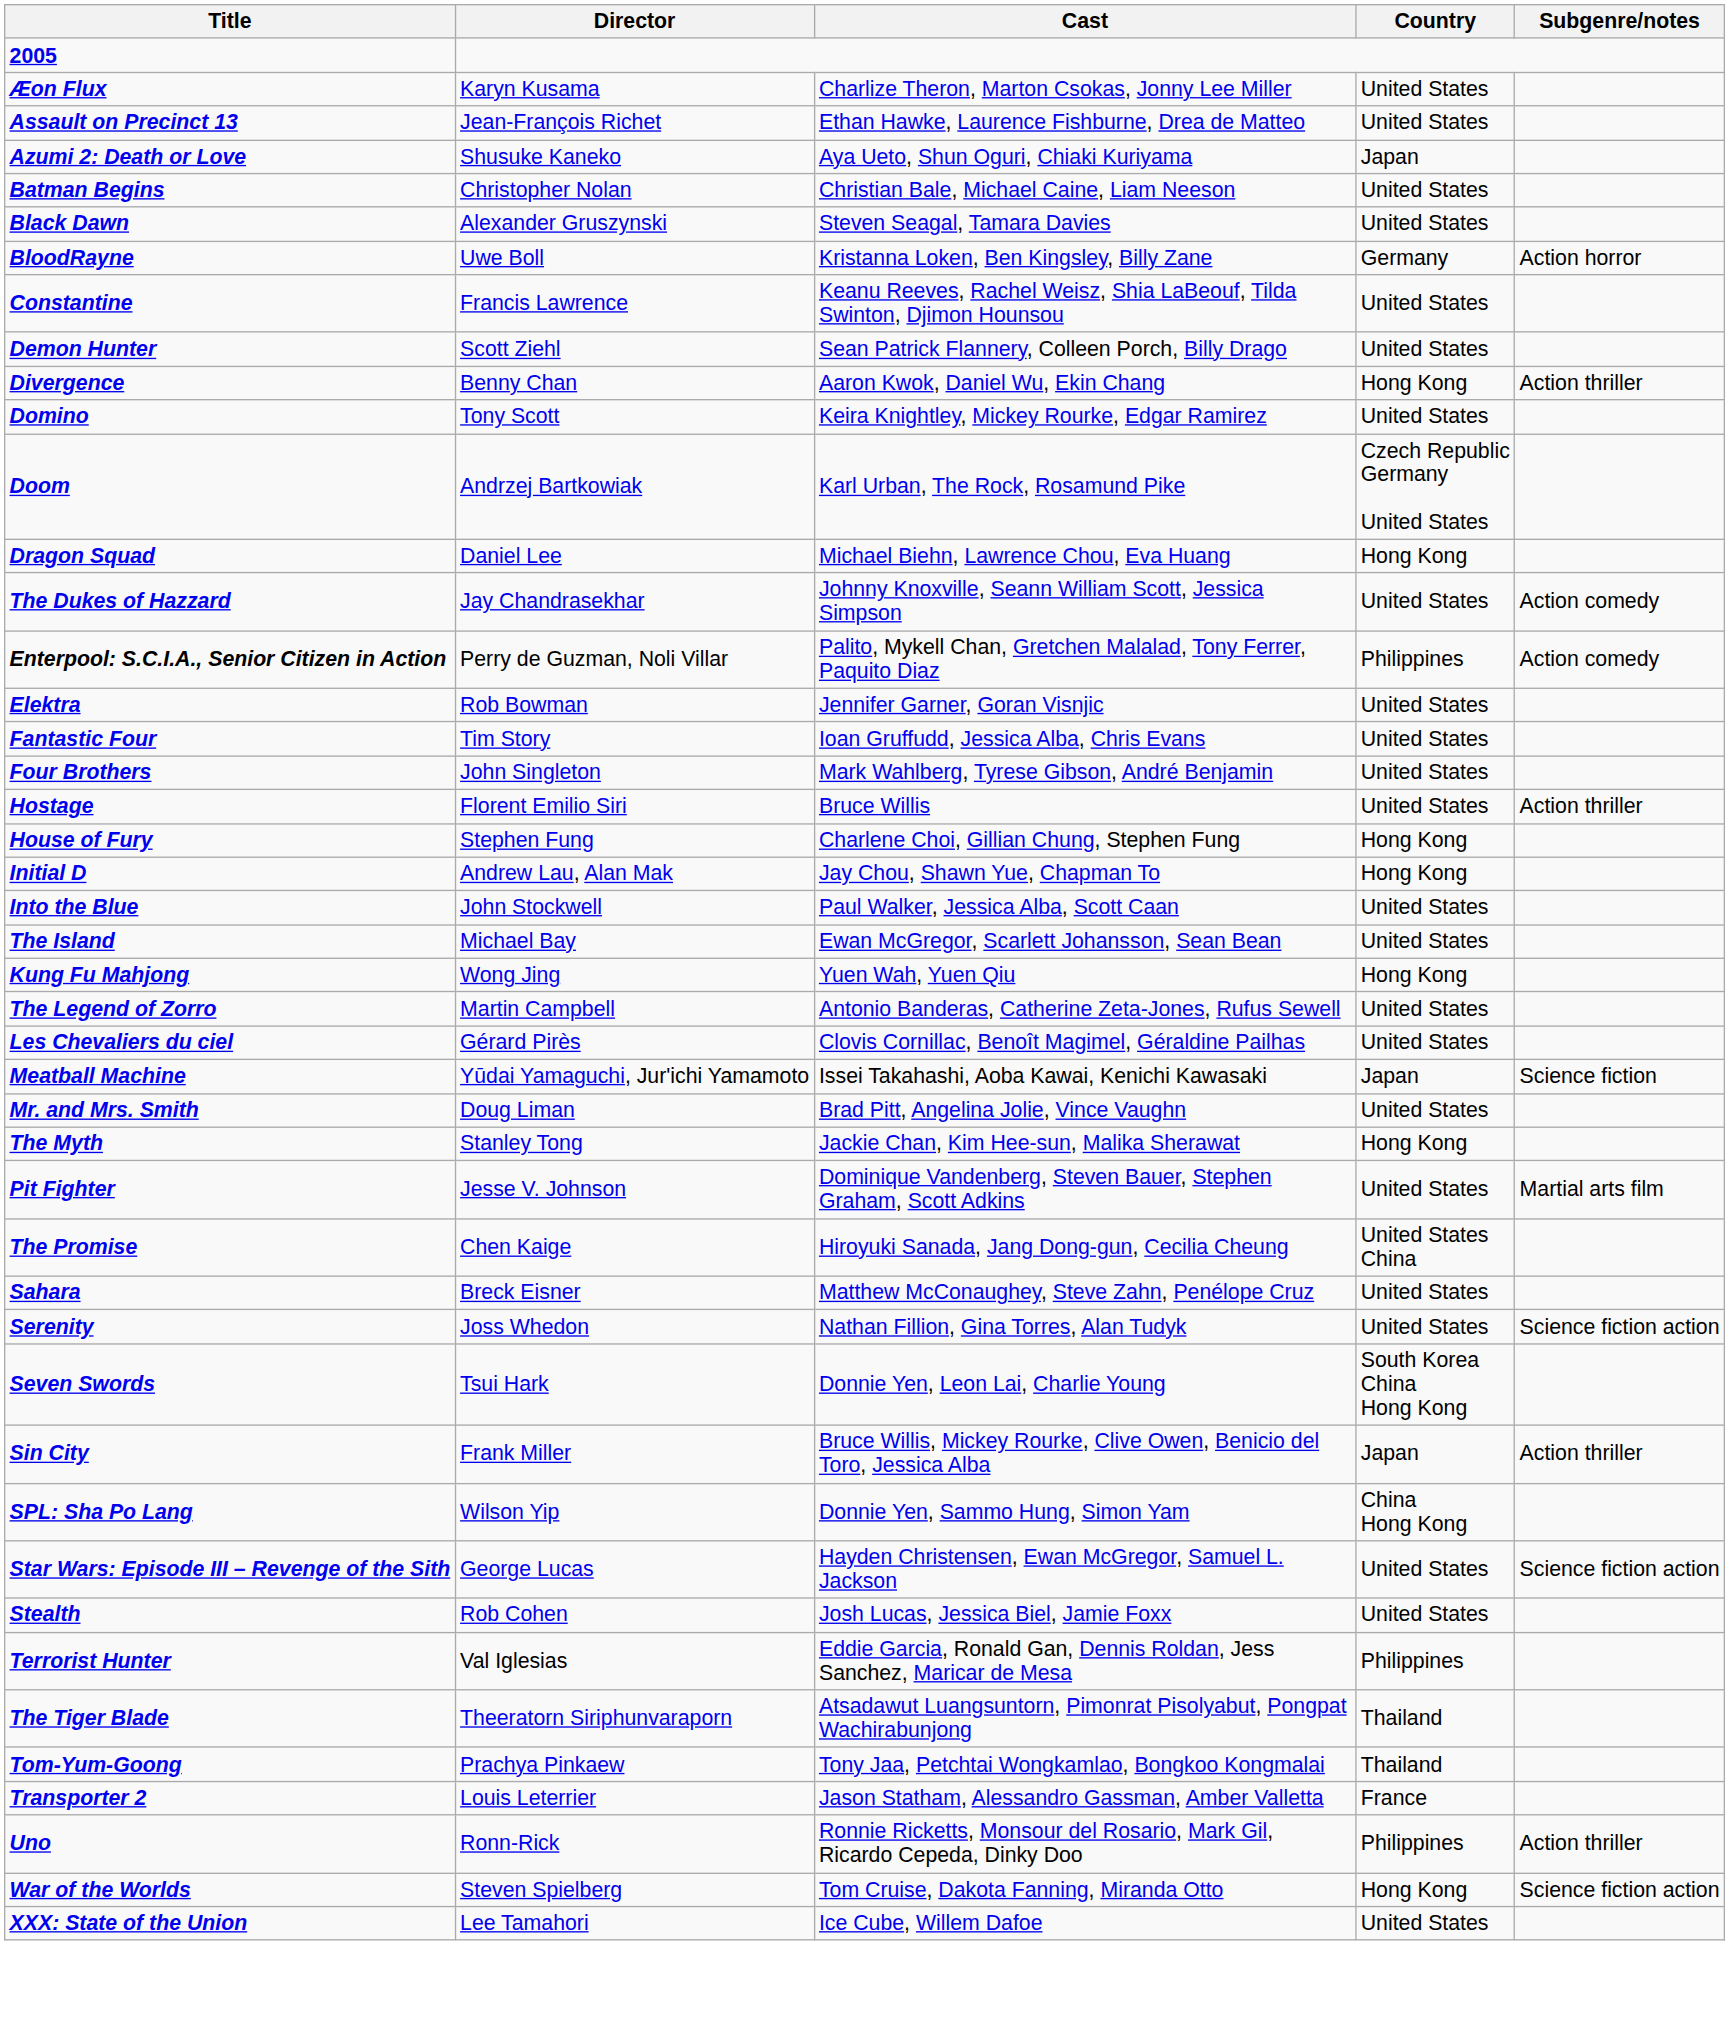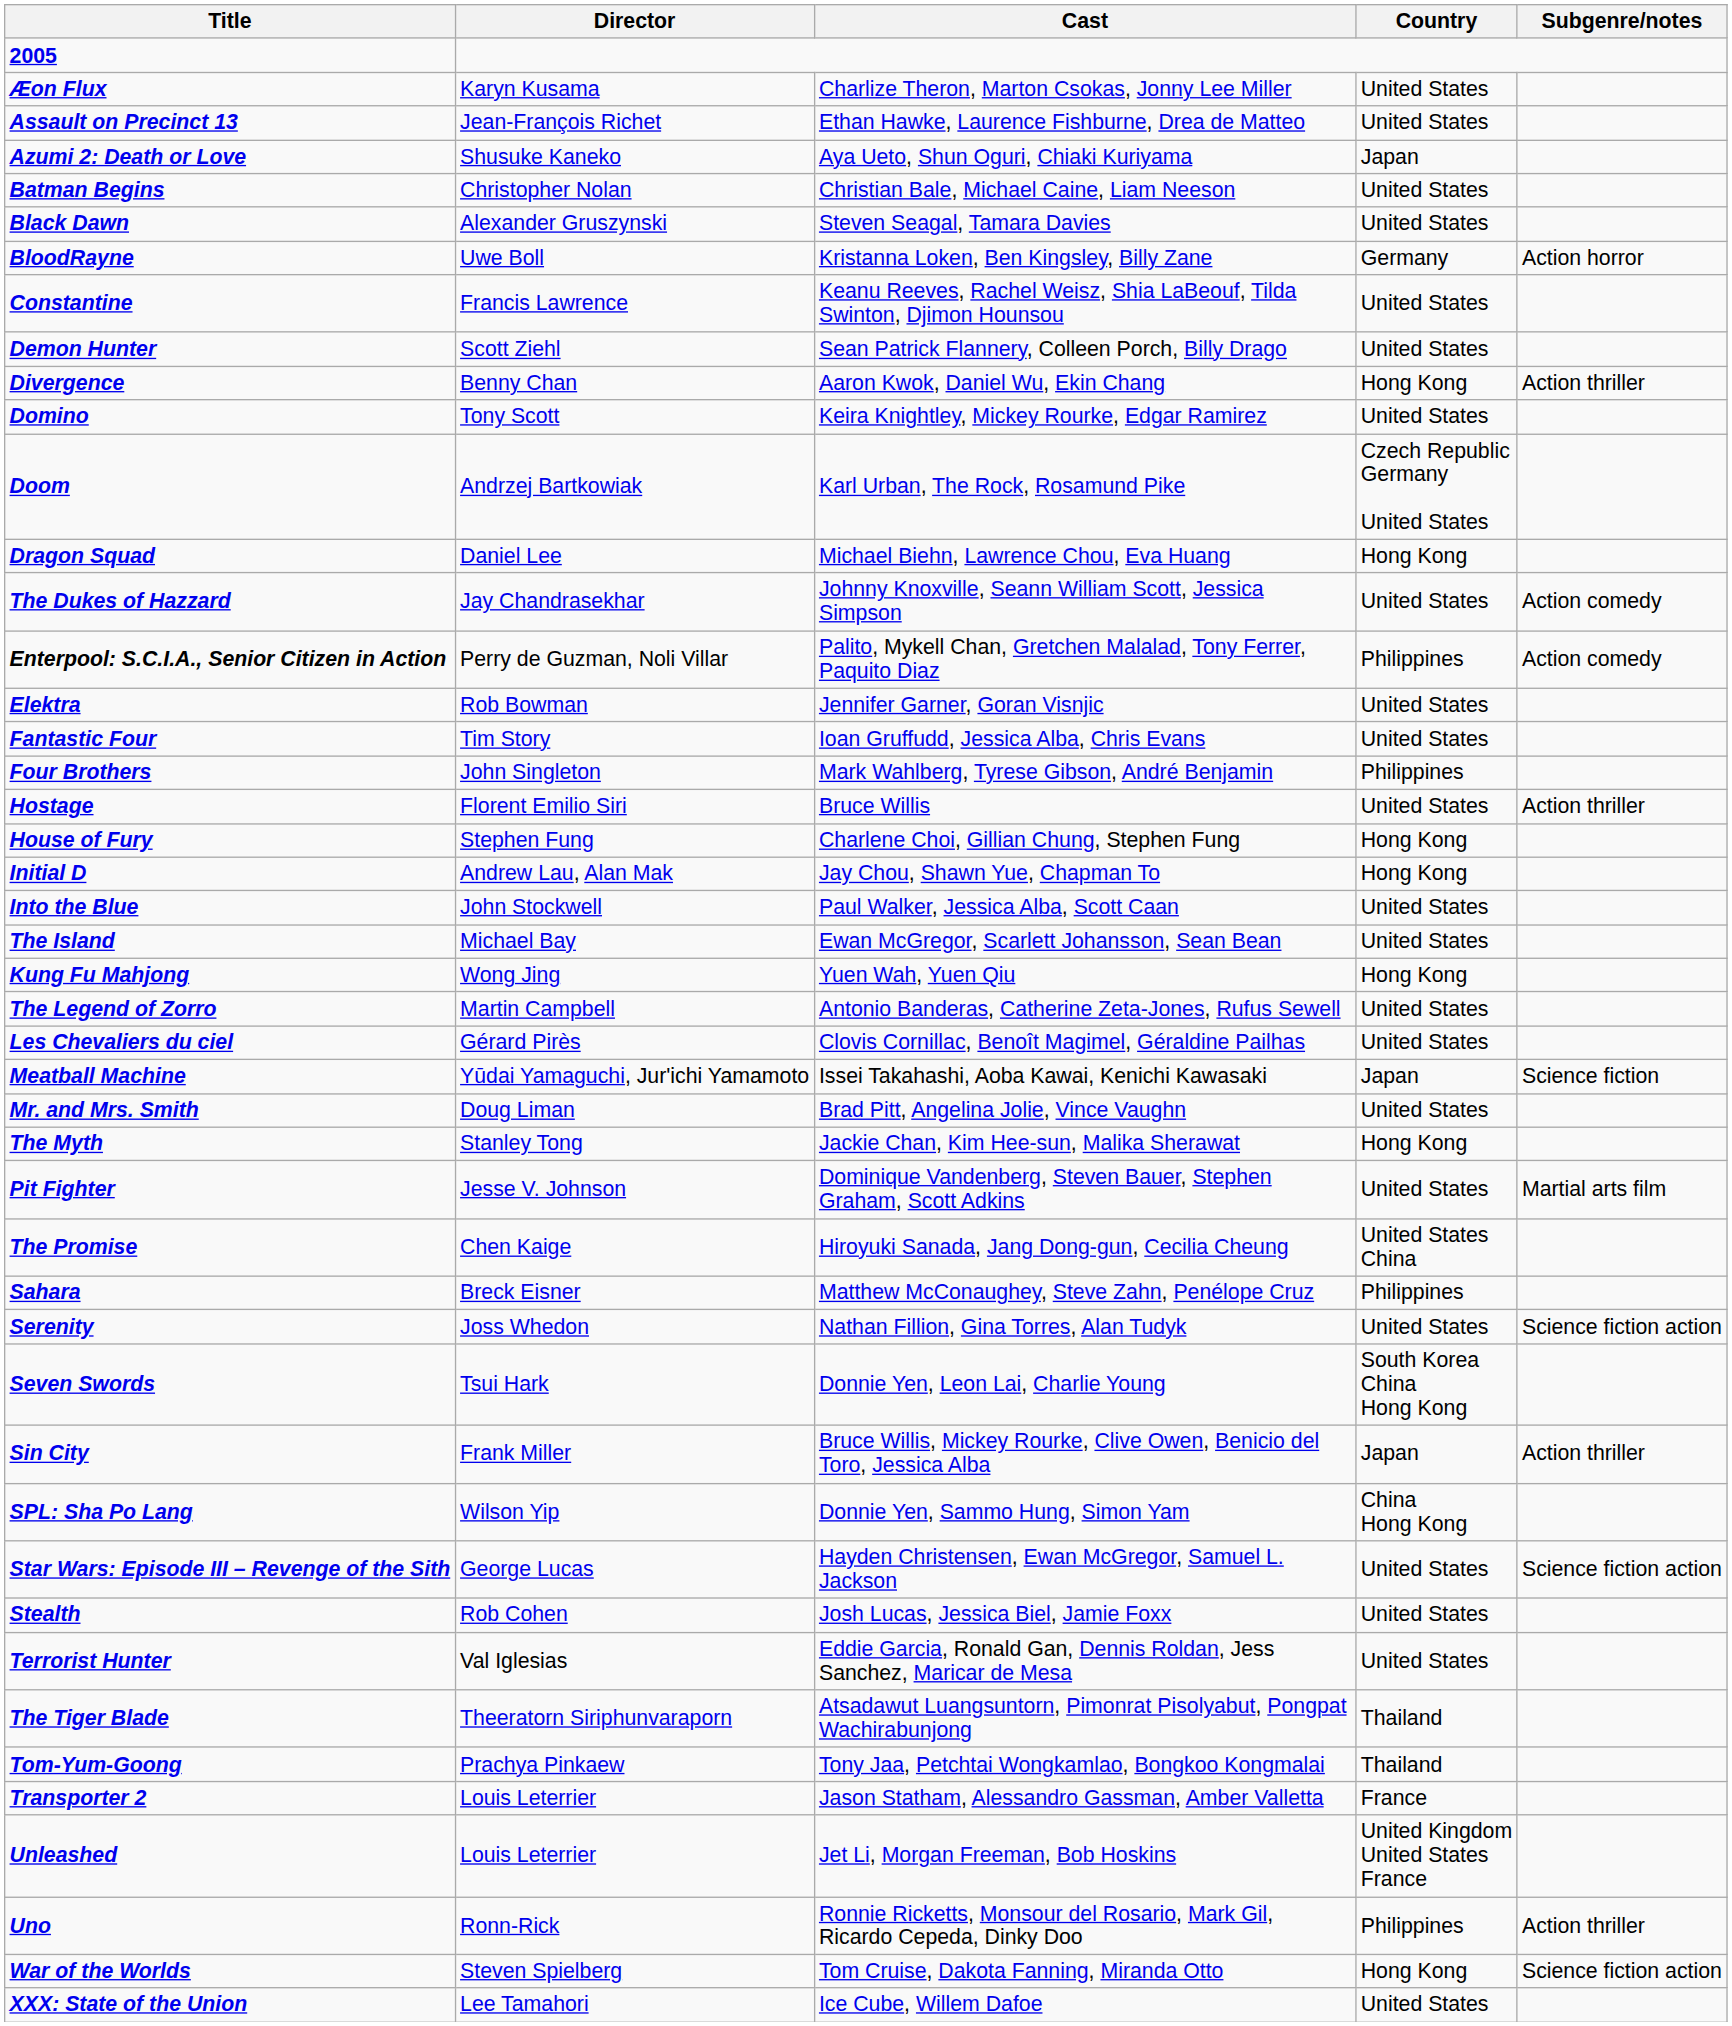(1425, 772) United States -> (1412, 772) Philippines
(1425, 1292) United States -> (1412, 1292) Philippines
(1412, 1660) Philippines -> (1425, 1660) United States
+ row: (63, 1855)
